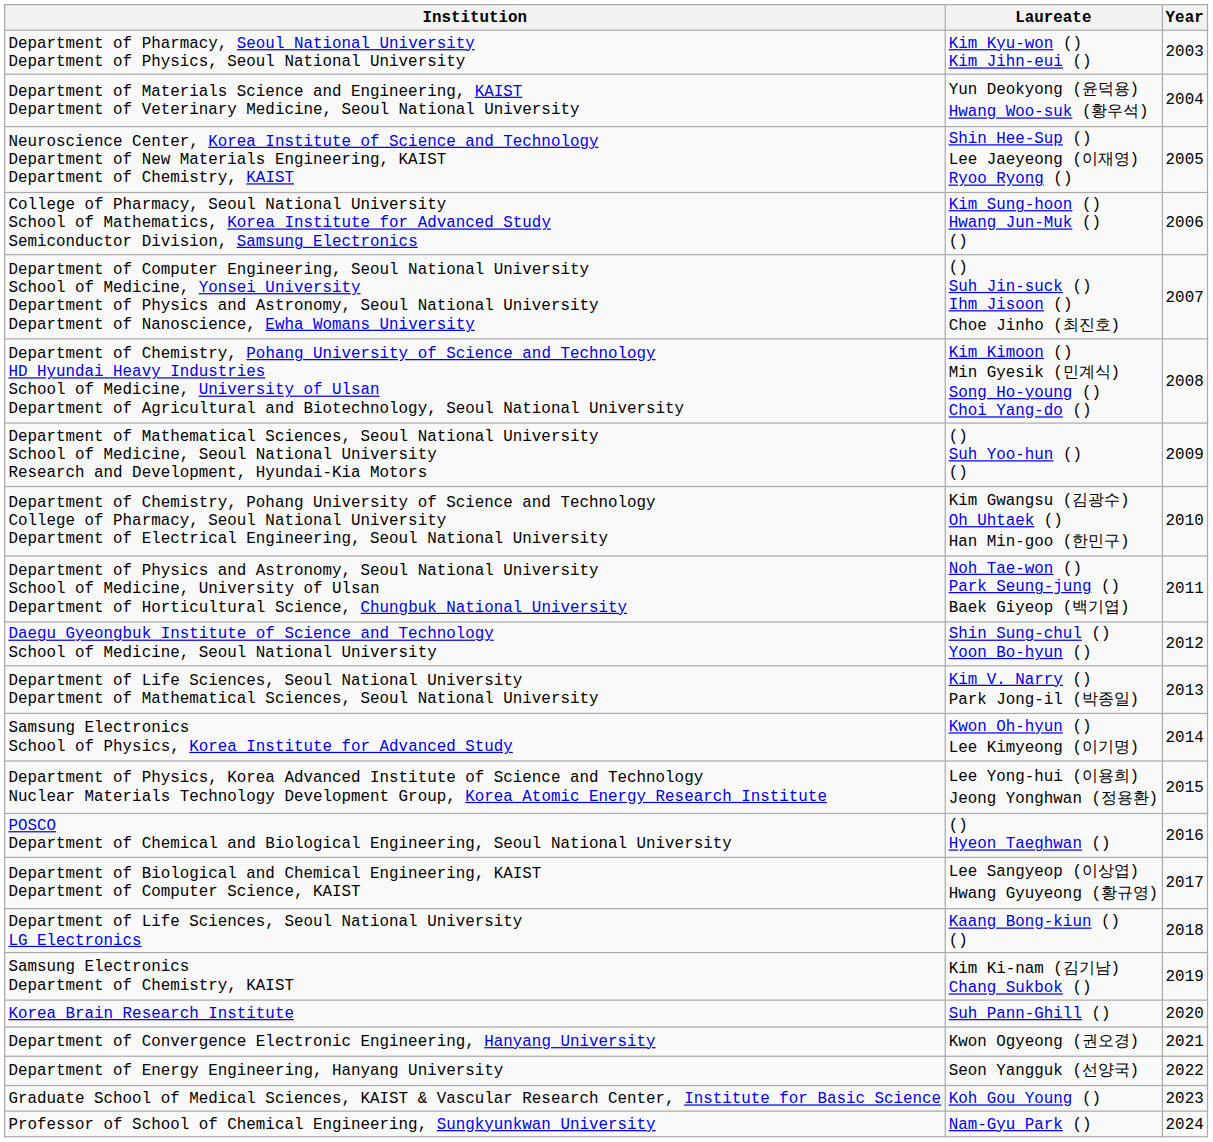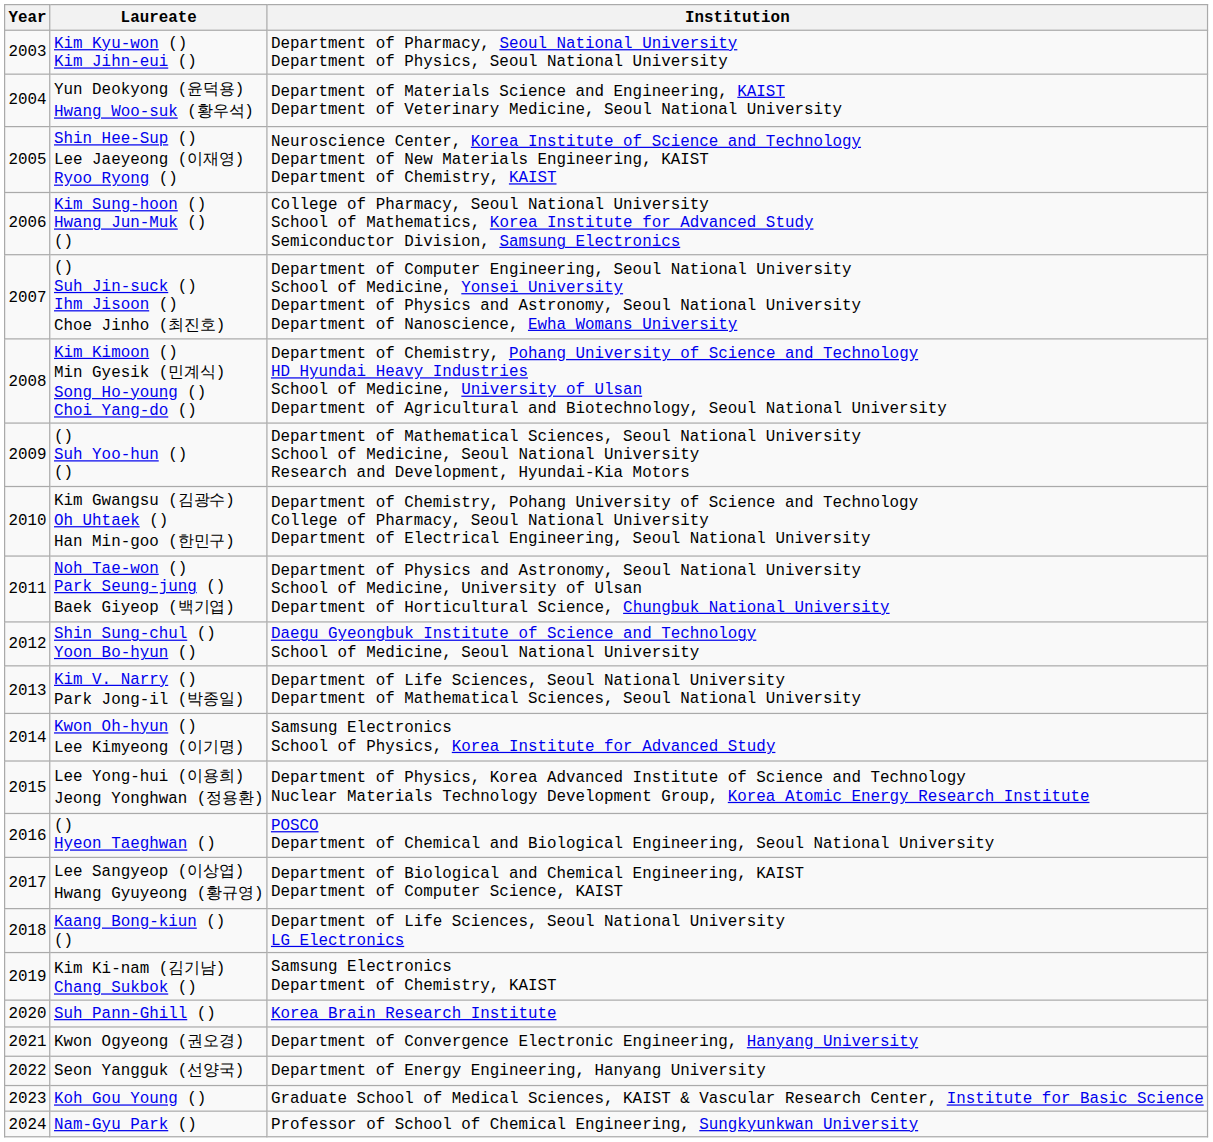columns swapped: (1185, 18) <-> (475, 18)
